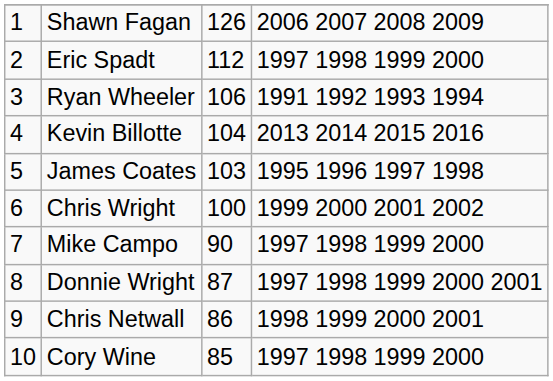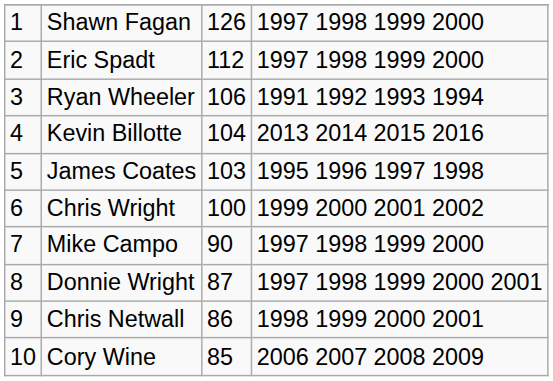(370, 23) 2006 2007 2008 2009 -> (370, 23) 1997 1998 1999 2000
(370, 356) 1997 1998 1999 2000 -> (370, 356) 2006 2007 2008 2009
